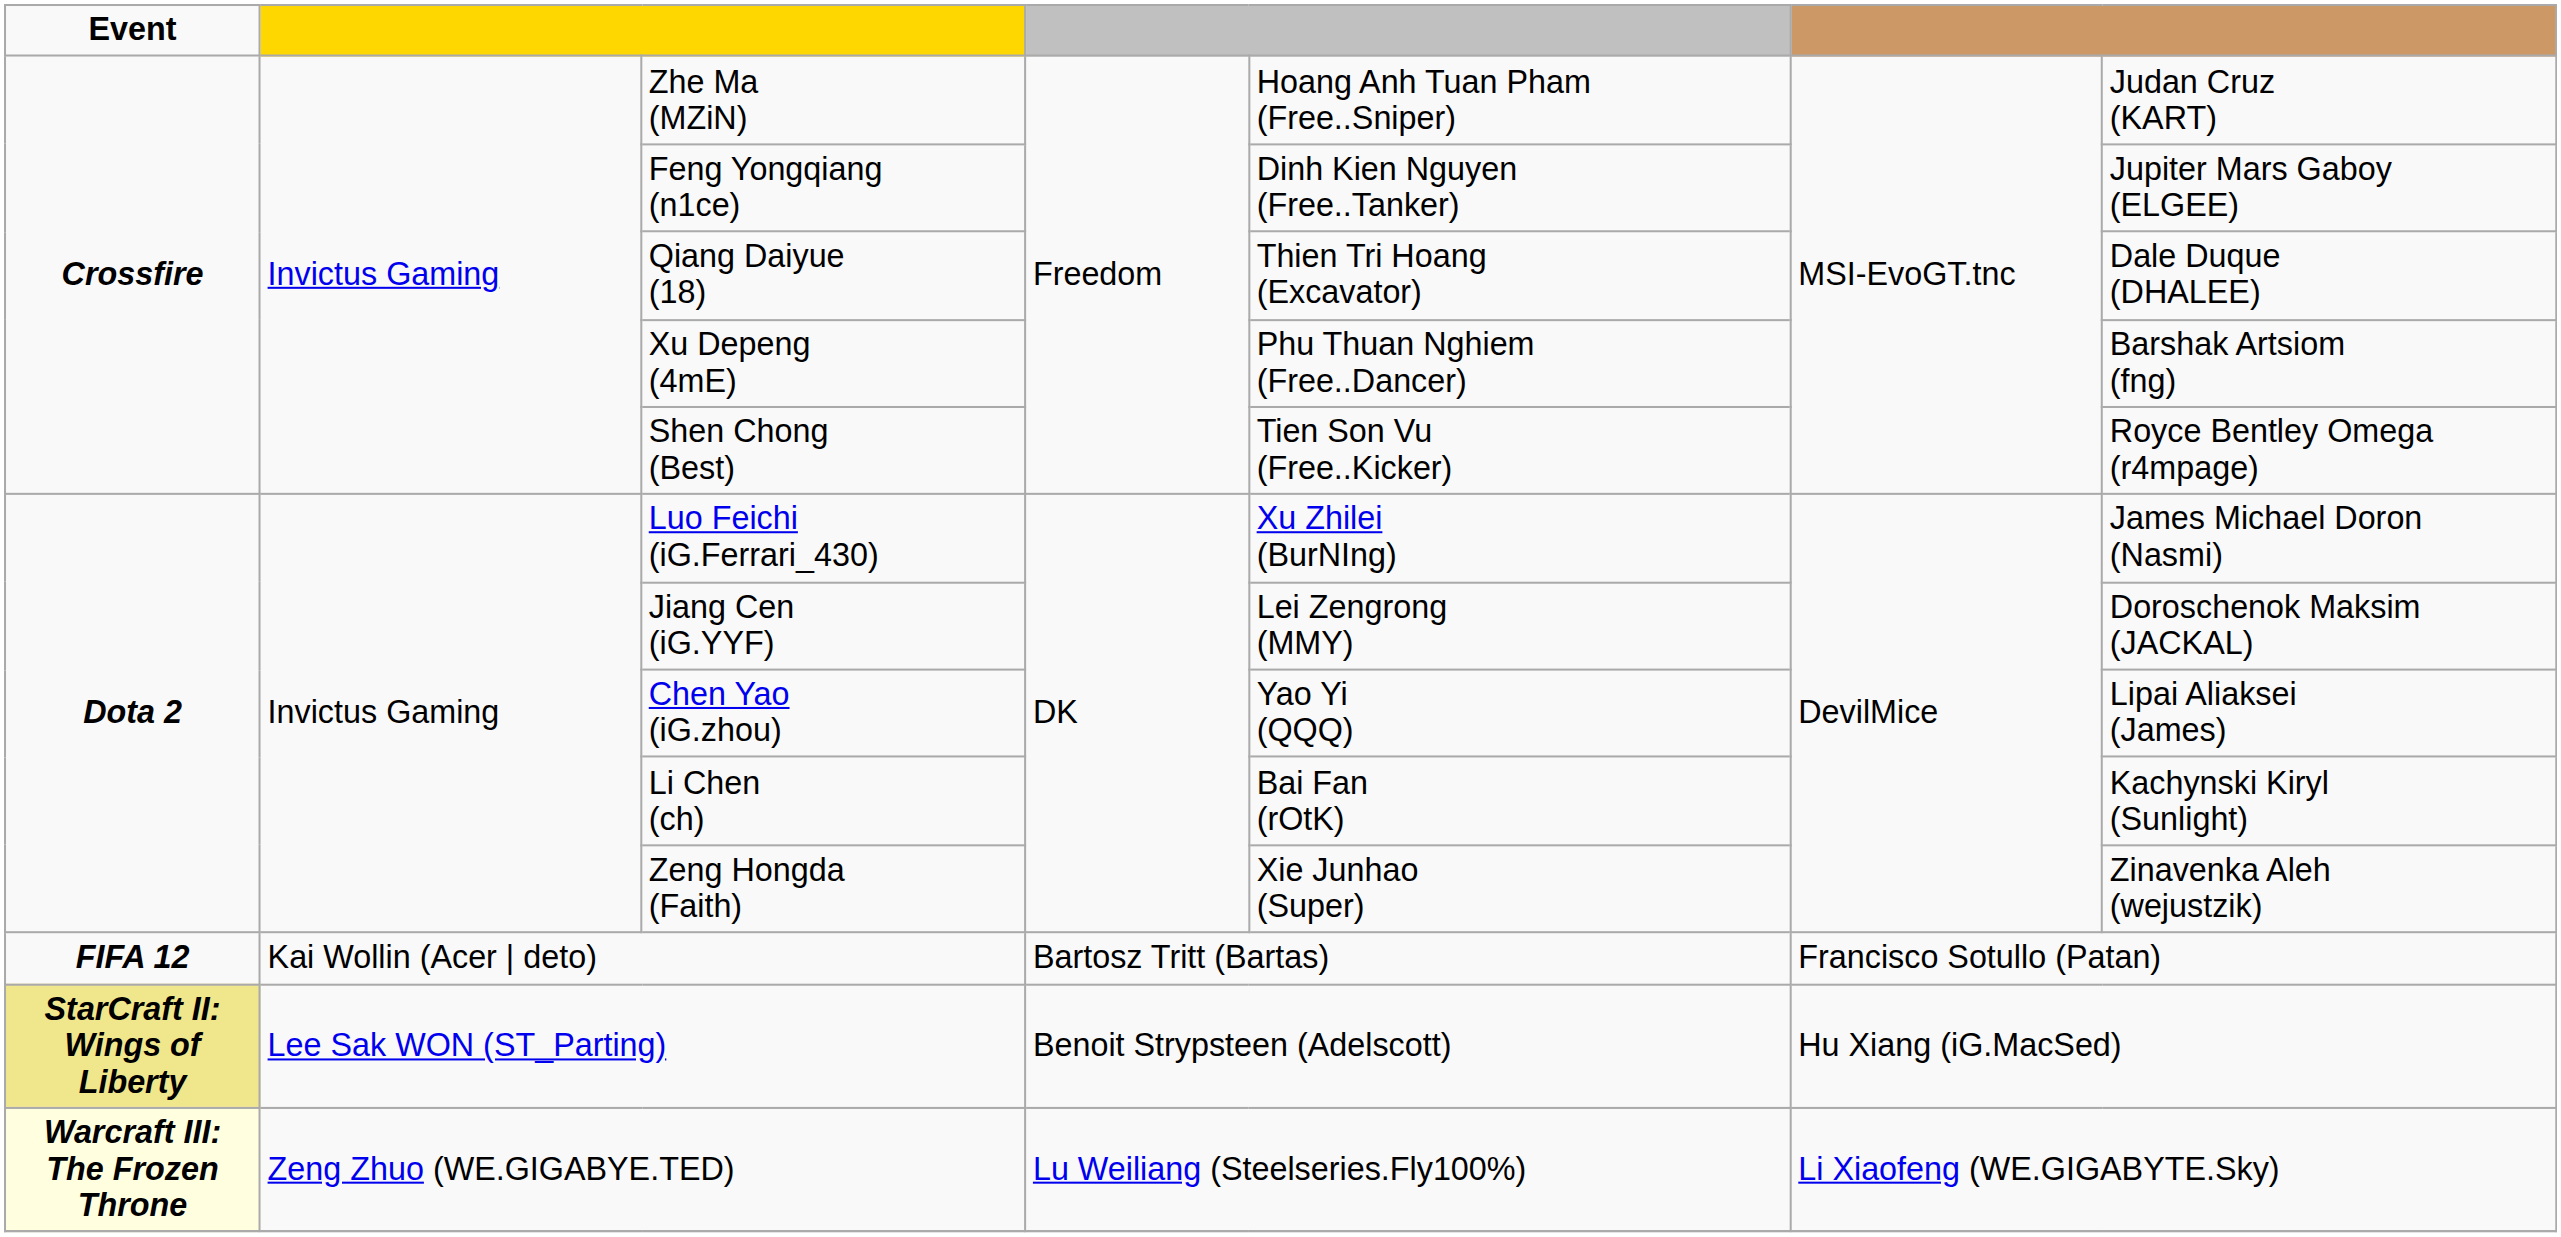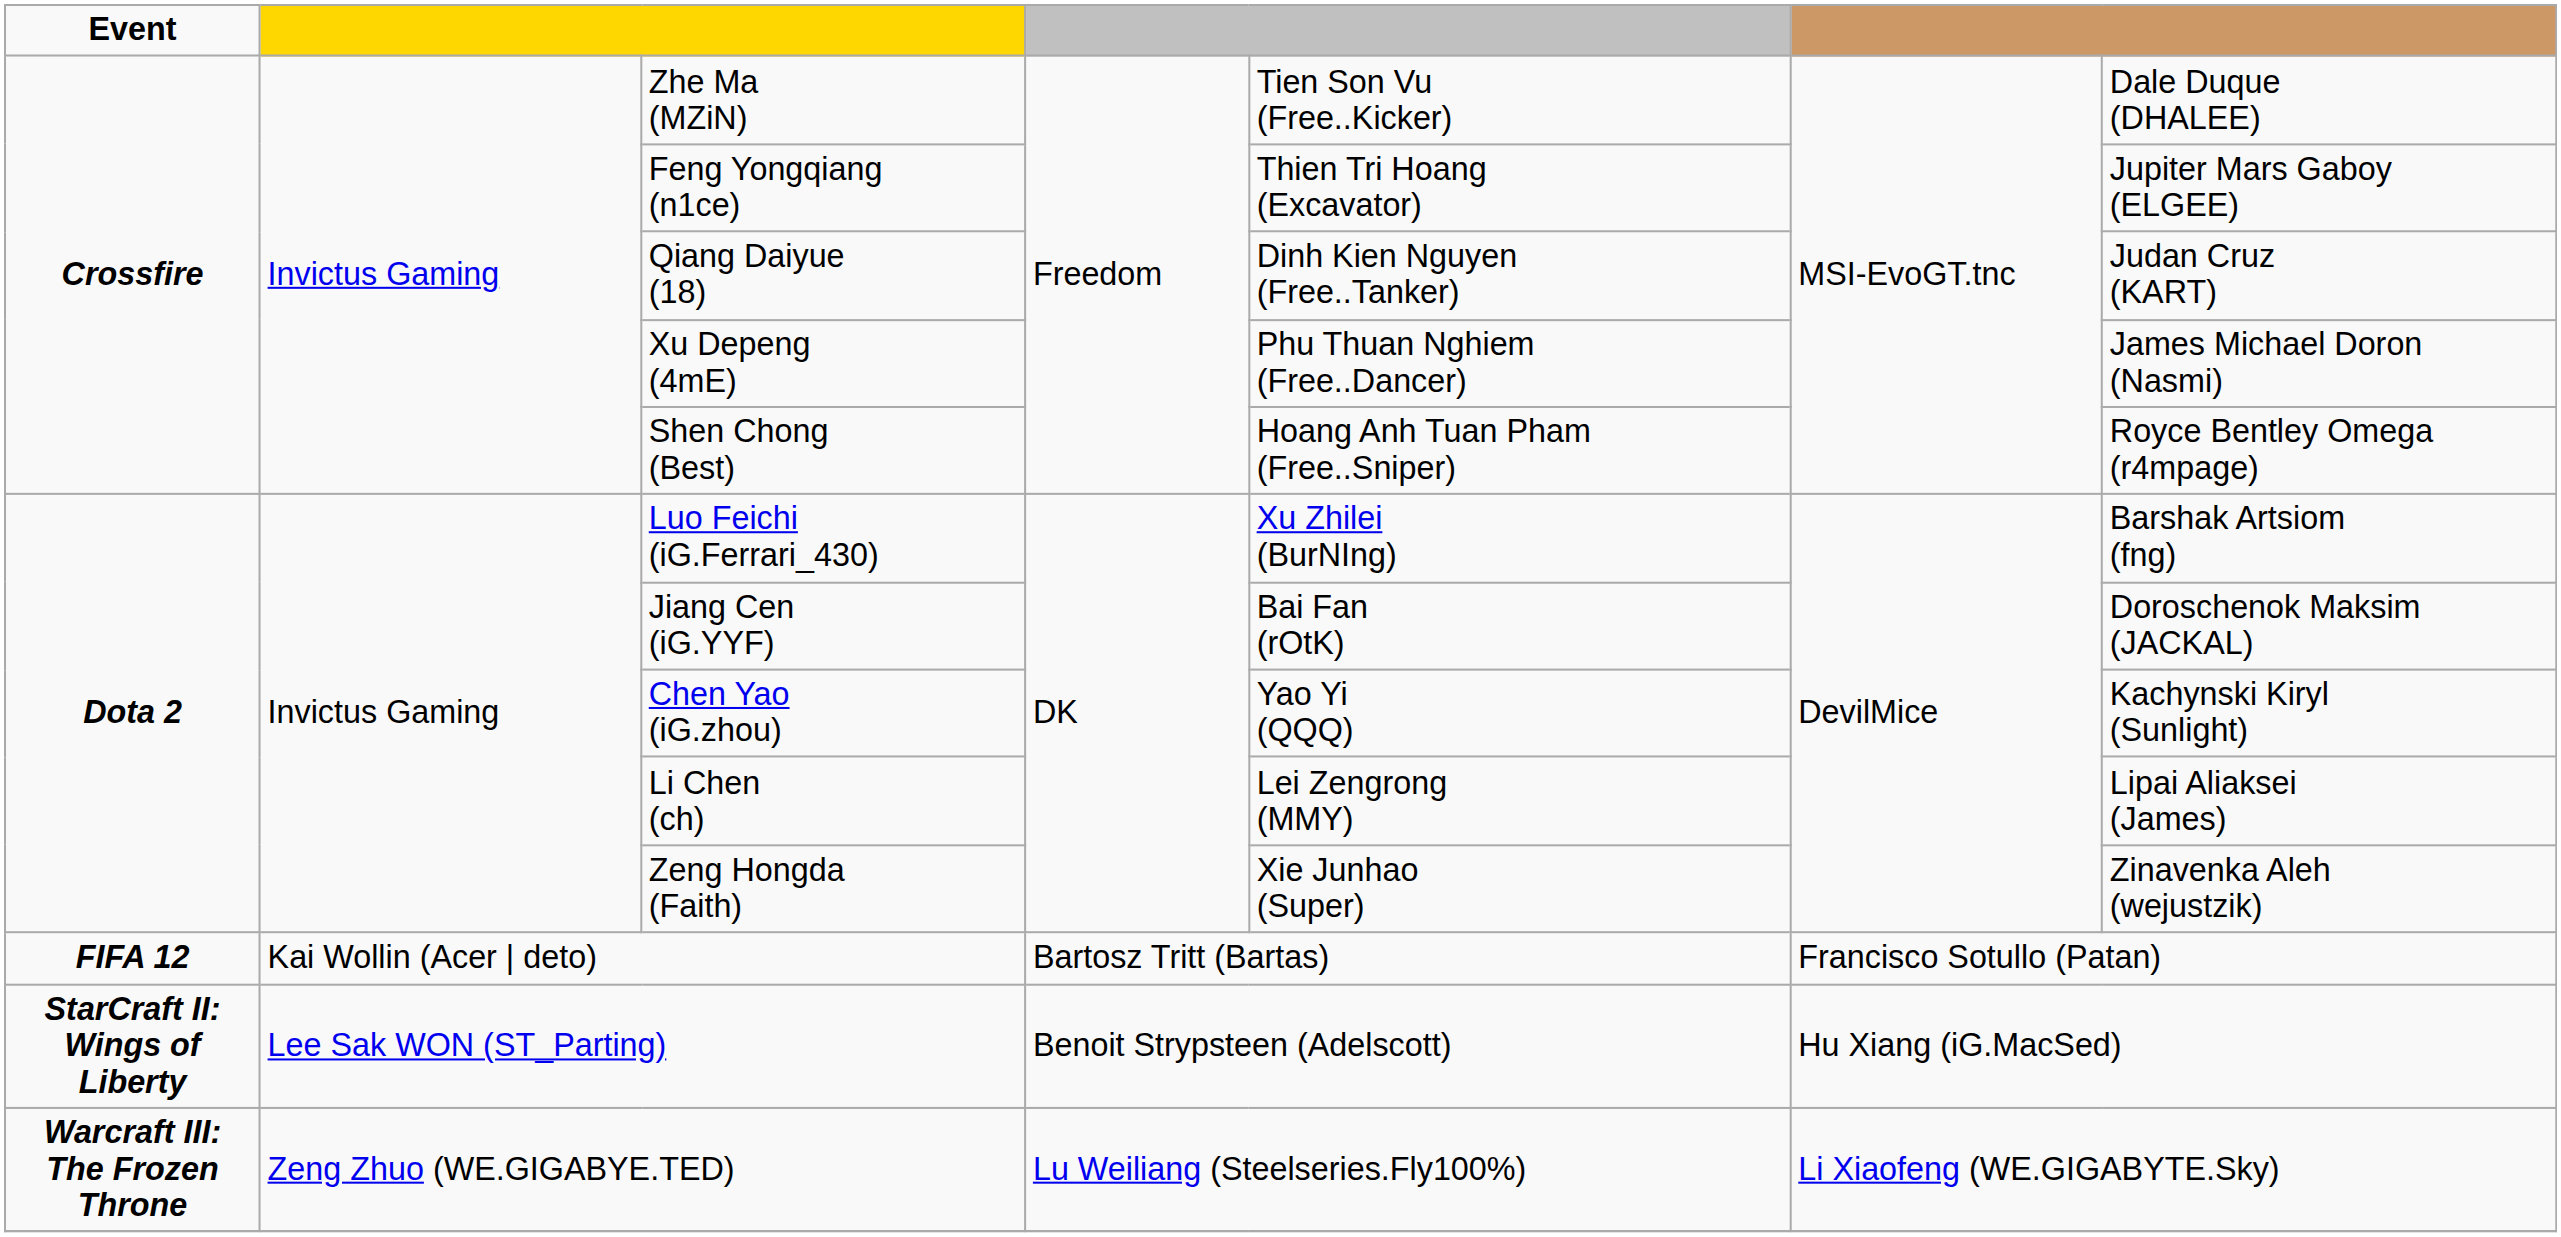(1424, 99) Hoang Anh Tuan Pham (Free..Sniper) -> (1355, 99) Tien Son Vu (Free..Kicker)
(2192, 99) Judan Cruz (KART) -> (2195, 99) Dale Duque (DHALEE)
(1387, 187) Dinh Kien Nguyen (Free..Tanker) -> (1372, 187) Thien Tri Hoang (Excavator)
(1372, 274) Thien Tri Hoang (Excavator) -> (1387, 274) Dinh Kien Nguyen (Free..Tanker)
(2195, 274) Dale Duque (DHALEE) -> (2192, 274) Judan Cruz (KART)
(2227, 362) Barshak Artsiom (fng) -> (2266, 362) James Michael Doron (Nasmi)
(1355, 450) Tien Son Vu (Free..Kicker) -> (1424, 450) Hoang Anh Tuan Pham (Free..Sniper)
(2266, 537) James Michael Doron (Nasmi) -> (2227, 537) Barshak Artsiom (fng)
(1352, 625) Lei Zengrong (MMY) -> (1312, 625) Bai Fan (rOtK)
(2203, 712) Lipai Aliaksei (James) -> (2219, 712) Kachynski Kiryl (Sunlight)
(1312, 800) Bai Fan (rOtK) -> (1352, 800) Lei Zengrong (MMY)
(2219, 800) Kachynski Kiryl (Sunlight) -> (2203, 800) Lipai Aliaksei (James)
(133, 1045) khaki background -> (133, 1045) no background
(133, 1169) lightyellow background -> (133, 1169) no background
